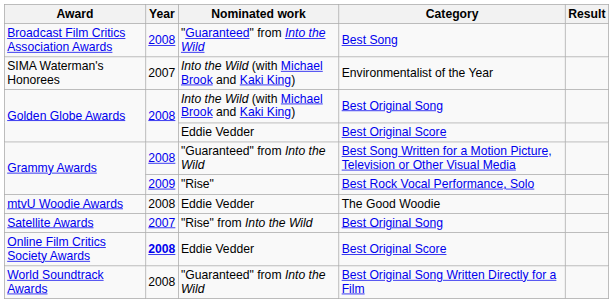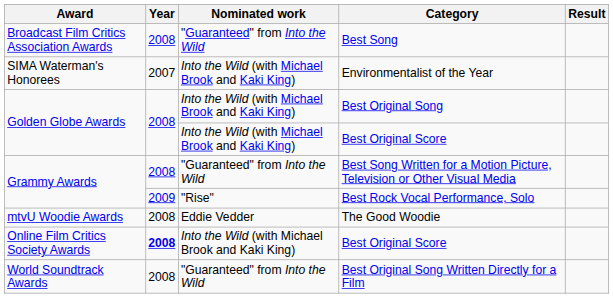(217, 132) Eddie Vedder -> (252, 139) Into the Wild (with Michael Brook and Kaki King)
- row: (50, 223)
(217, 249) Eddie Vedder -> (252, 243) Into the Wild (with Michael Brook and Kaki King)
